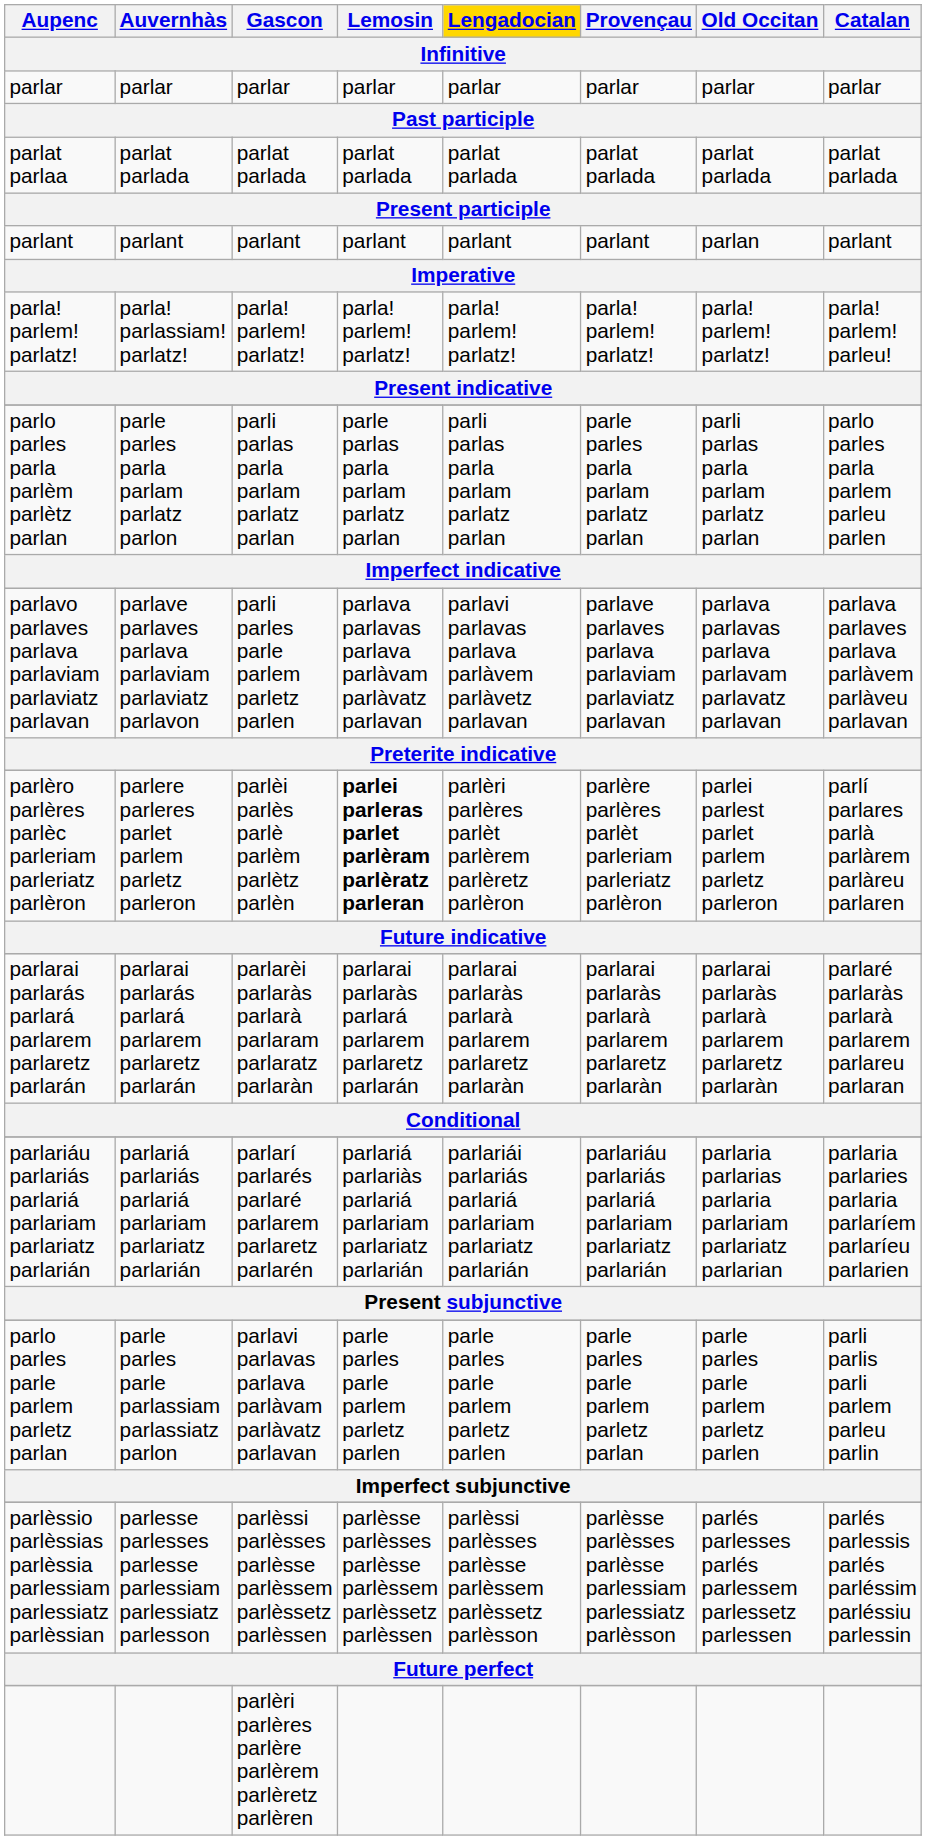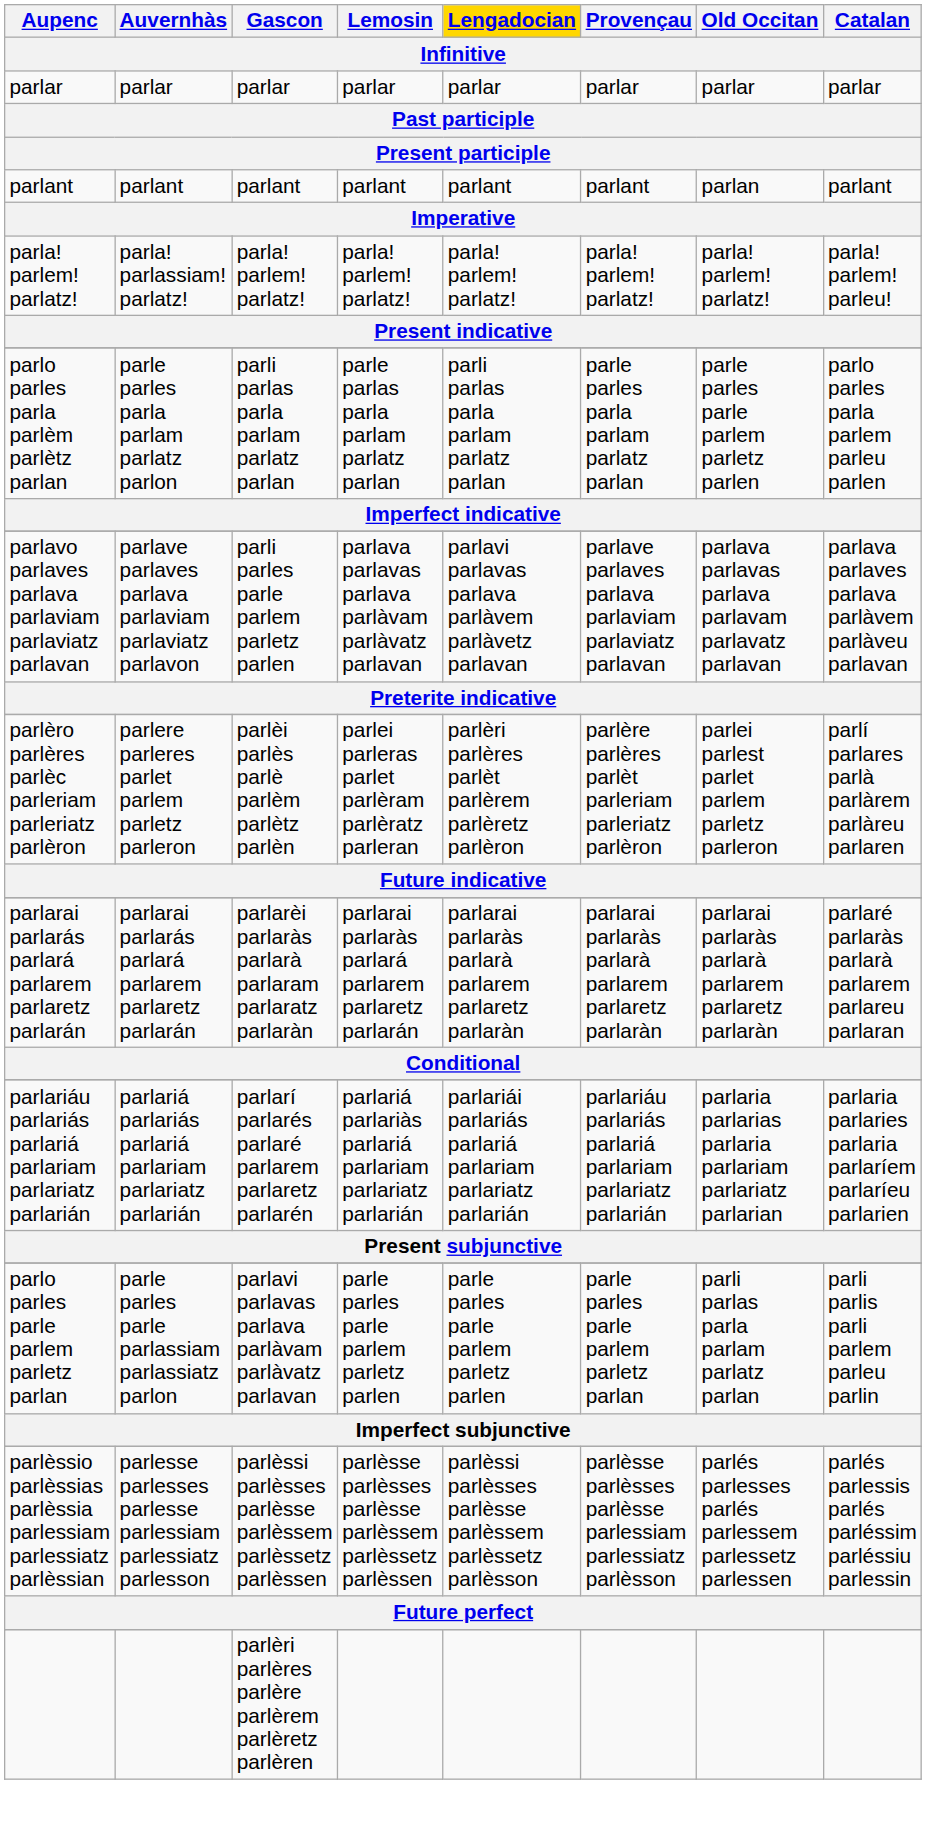- row: (38, 164)
(733, 479) parli parlas parla parlam parlatz parlan -> (733, 423) parle parles parle parlem parletz parlen
(386, 845) bold -> (383, 789) normal
(733, 1394) parle parles parle parlem parletz parlen -> (733, 1338) parli parlas parla parlam parlatz parlan
